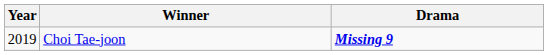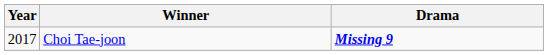(22, 38) 2019 -> (22, 38) 2017
